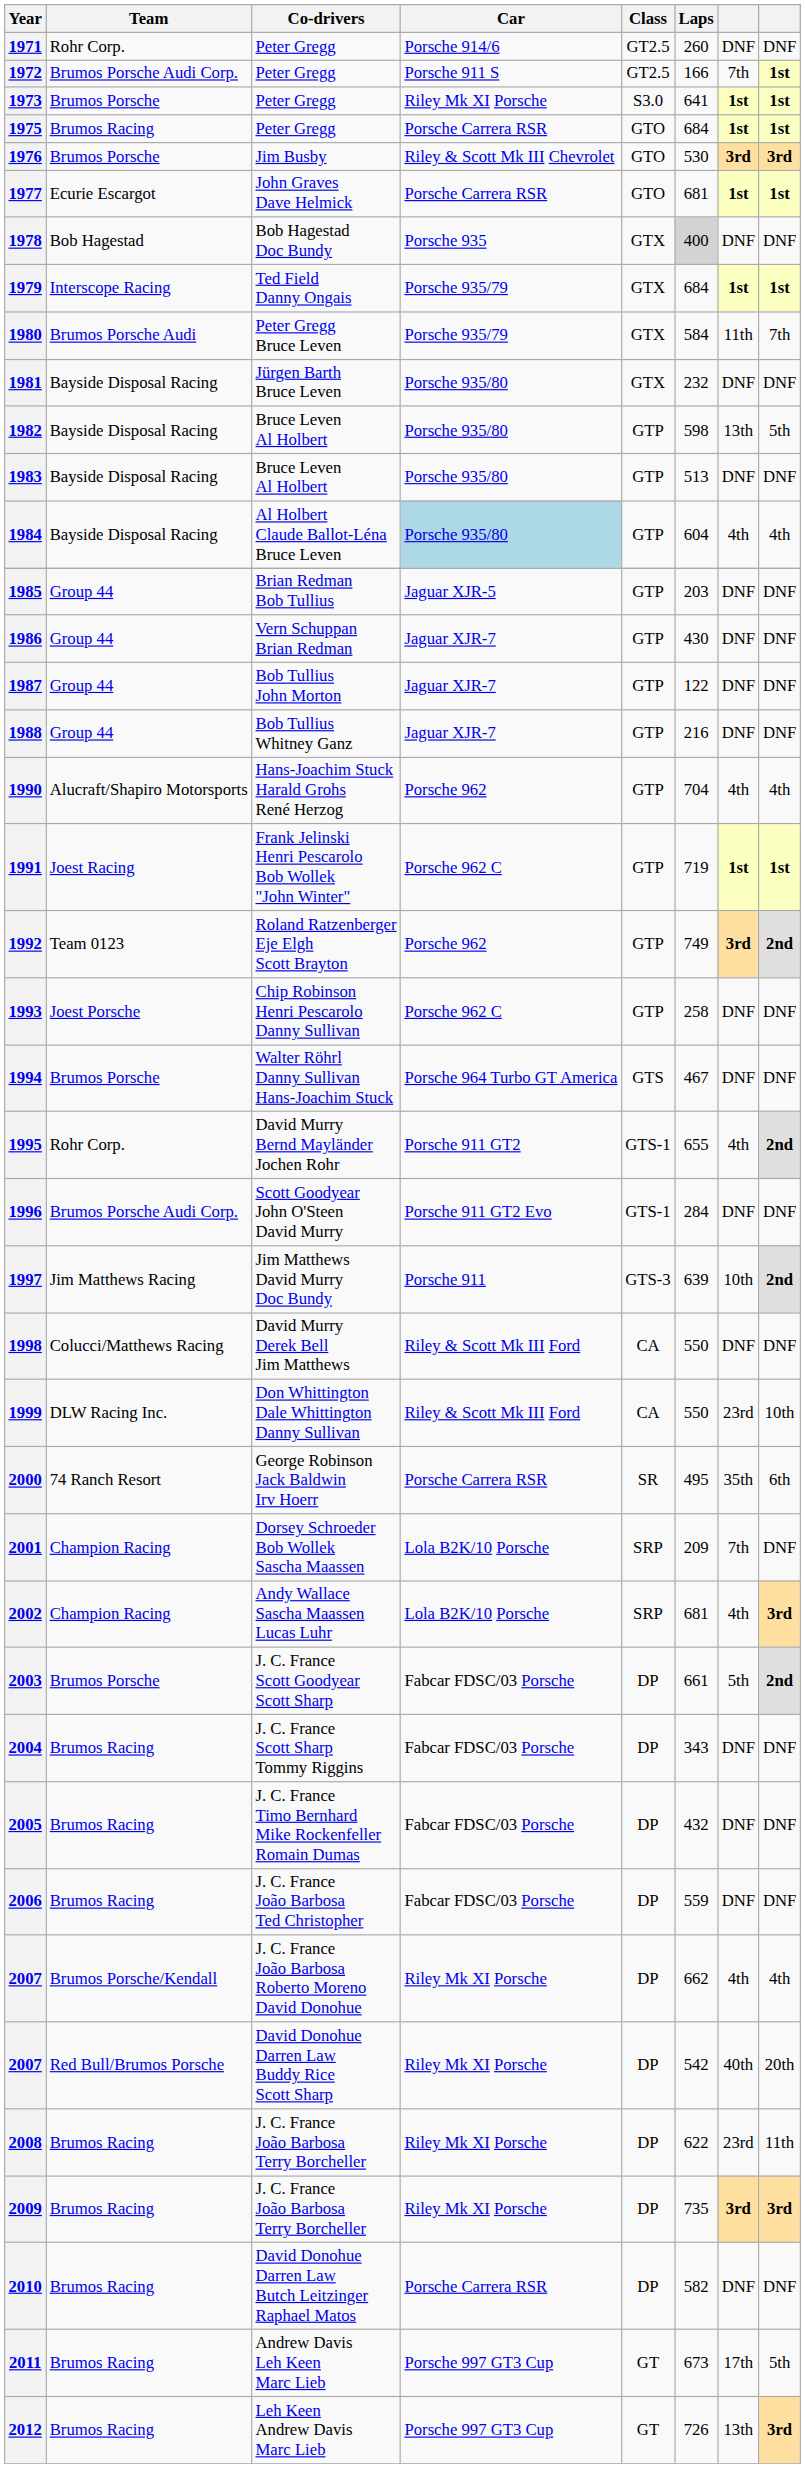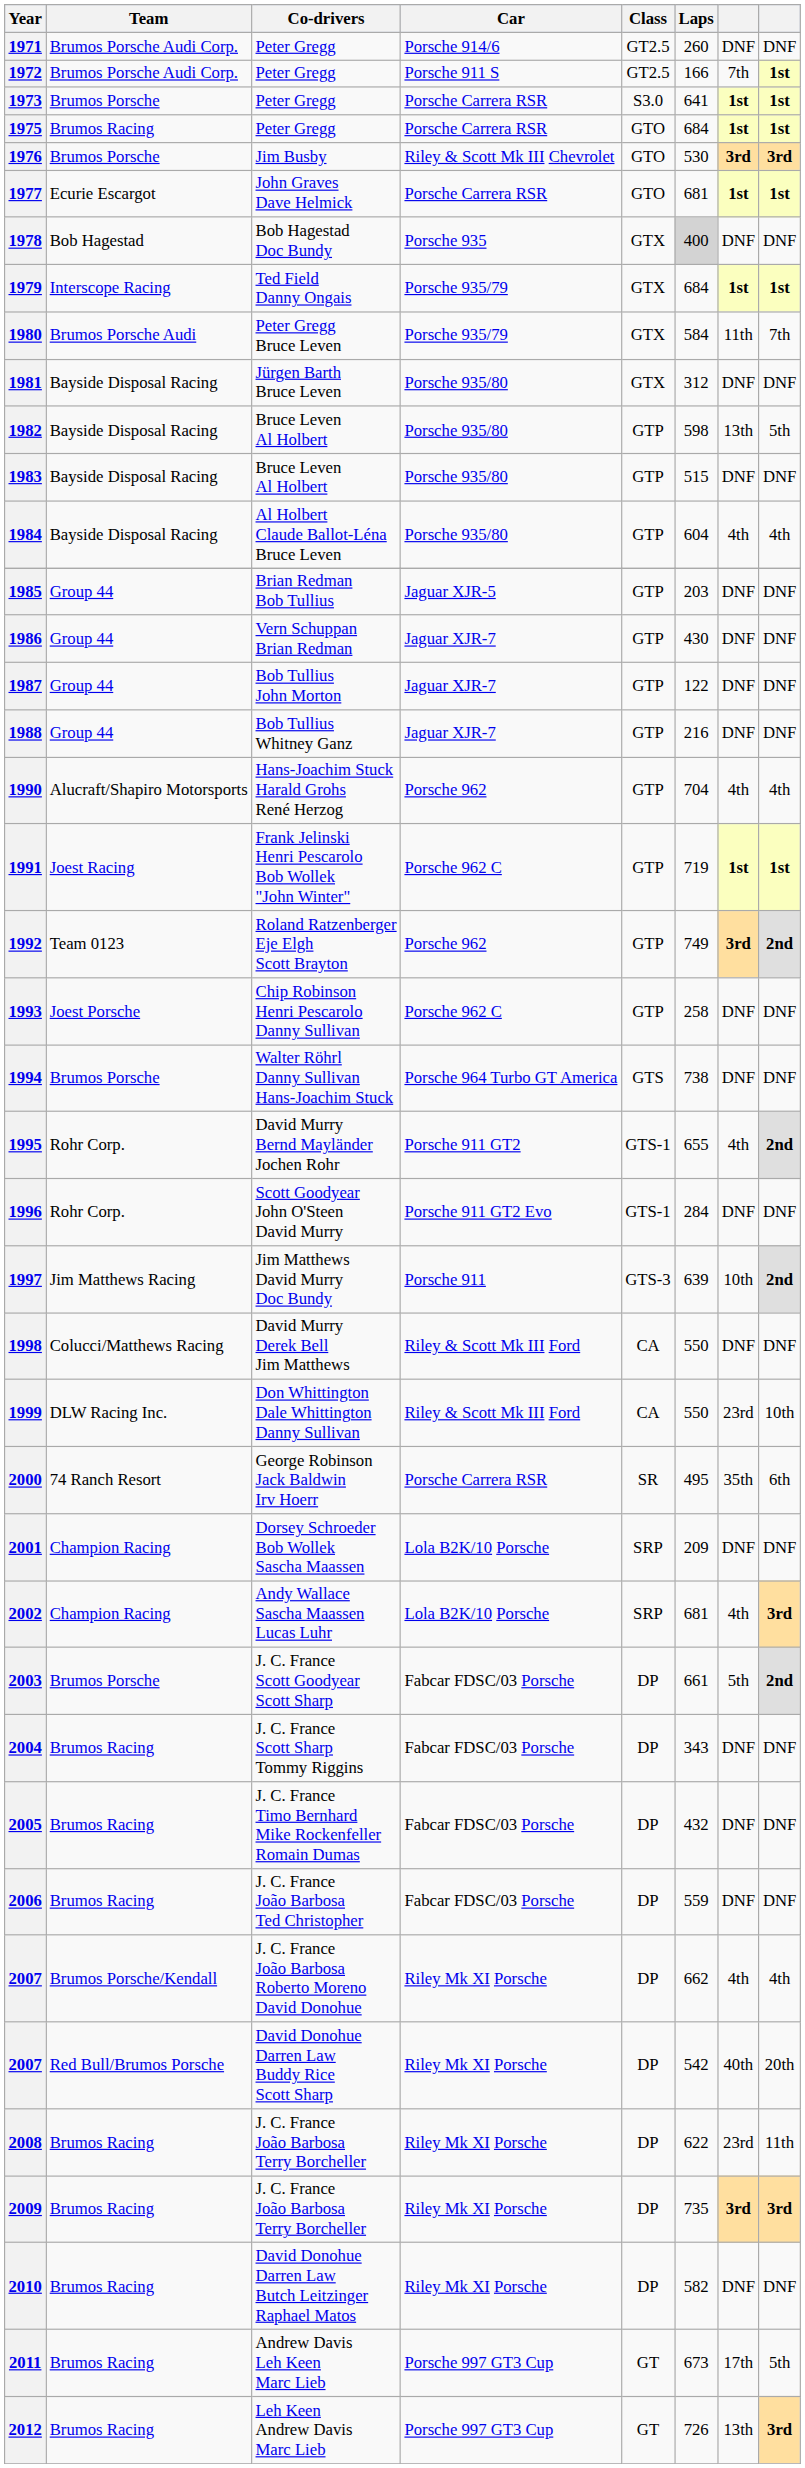(87, 46) Rohr Corp. -> (144, 46) Brumos Porsche Audi Corp.
(476, 101) Riley Mk XI Porsche -> (476, 101) Porsche Carrera RSR
(696, 382) 232 -> (696, 382) 312
(696, 477) 513 -> (696, 477) 515
(456, 534) lightblue background -> (456, 534) no background
(696, 1078) 467 -> (696, 1078) 738
(144, 1212) Brumos Porsche Audi Corp. -> (87, 1212) Rohr Corp.
(738, 1547) 7th -> (738, 1547) DNF
(476, 2286) Porsche Carrera RSR -> (476, 2286) Riley Mk XI Porsche
